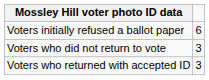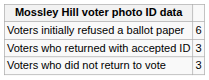rows swapped: (99, 65) <-> (86, 48)
